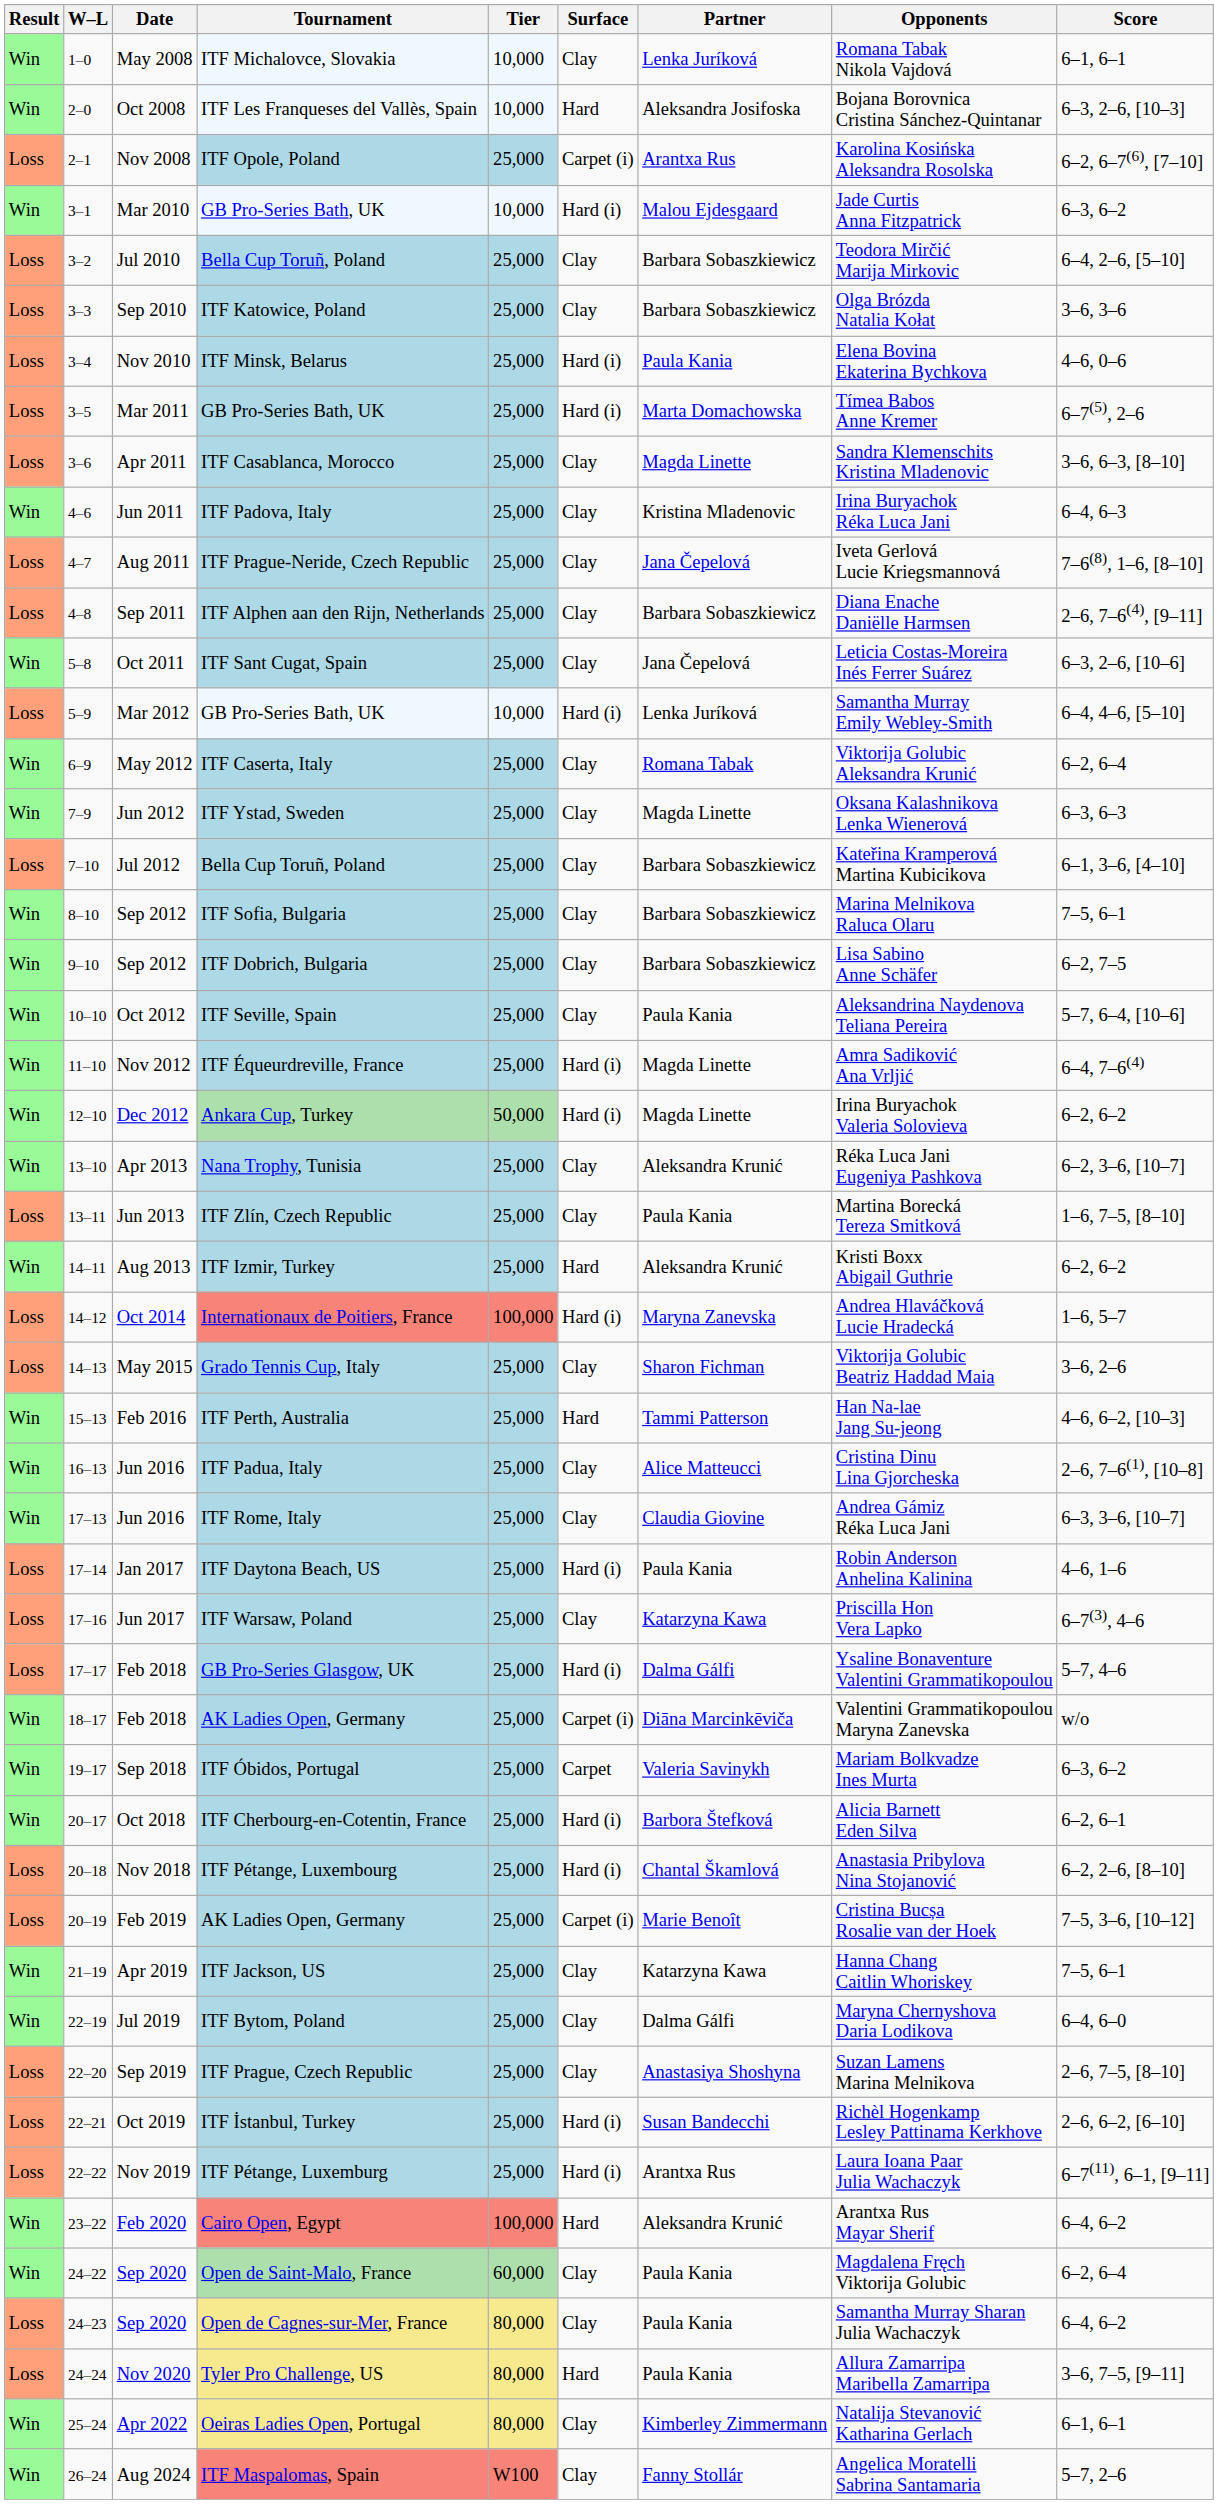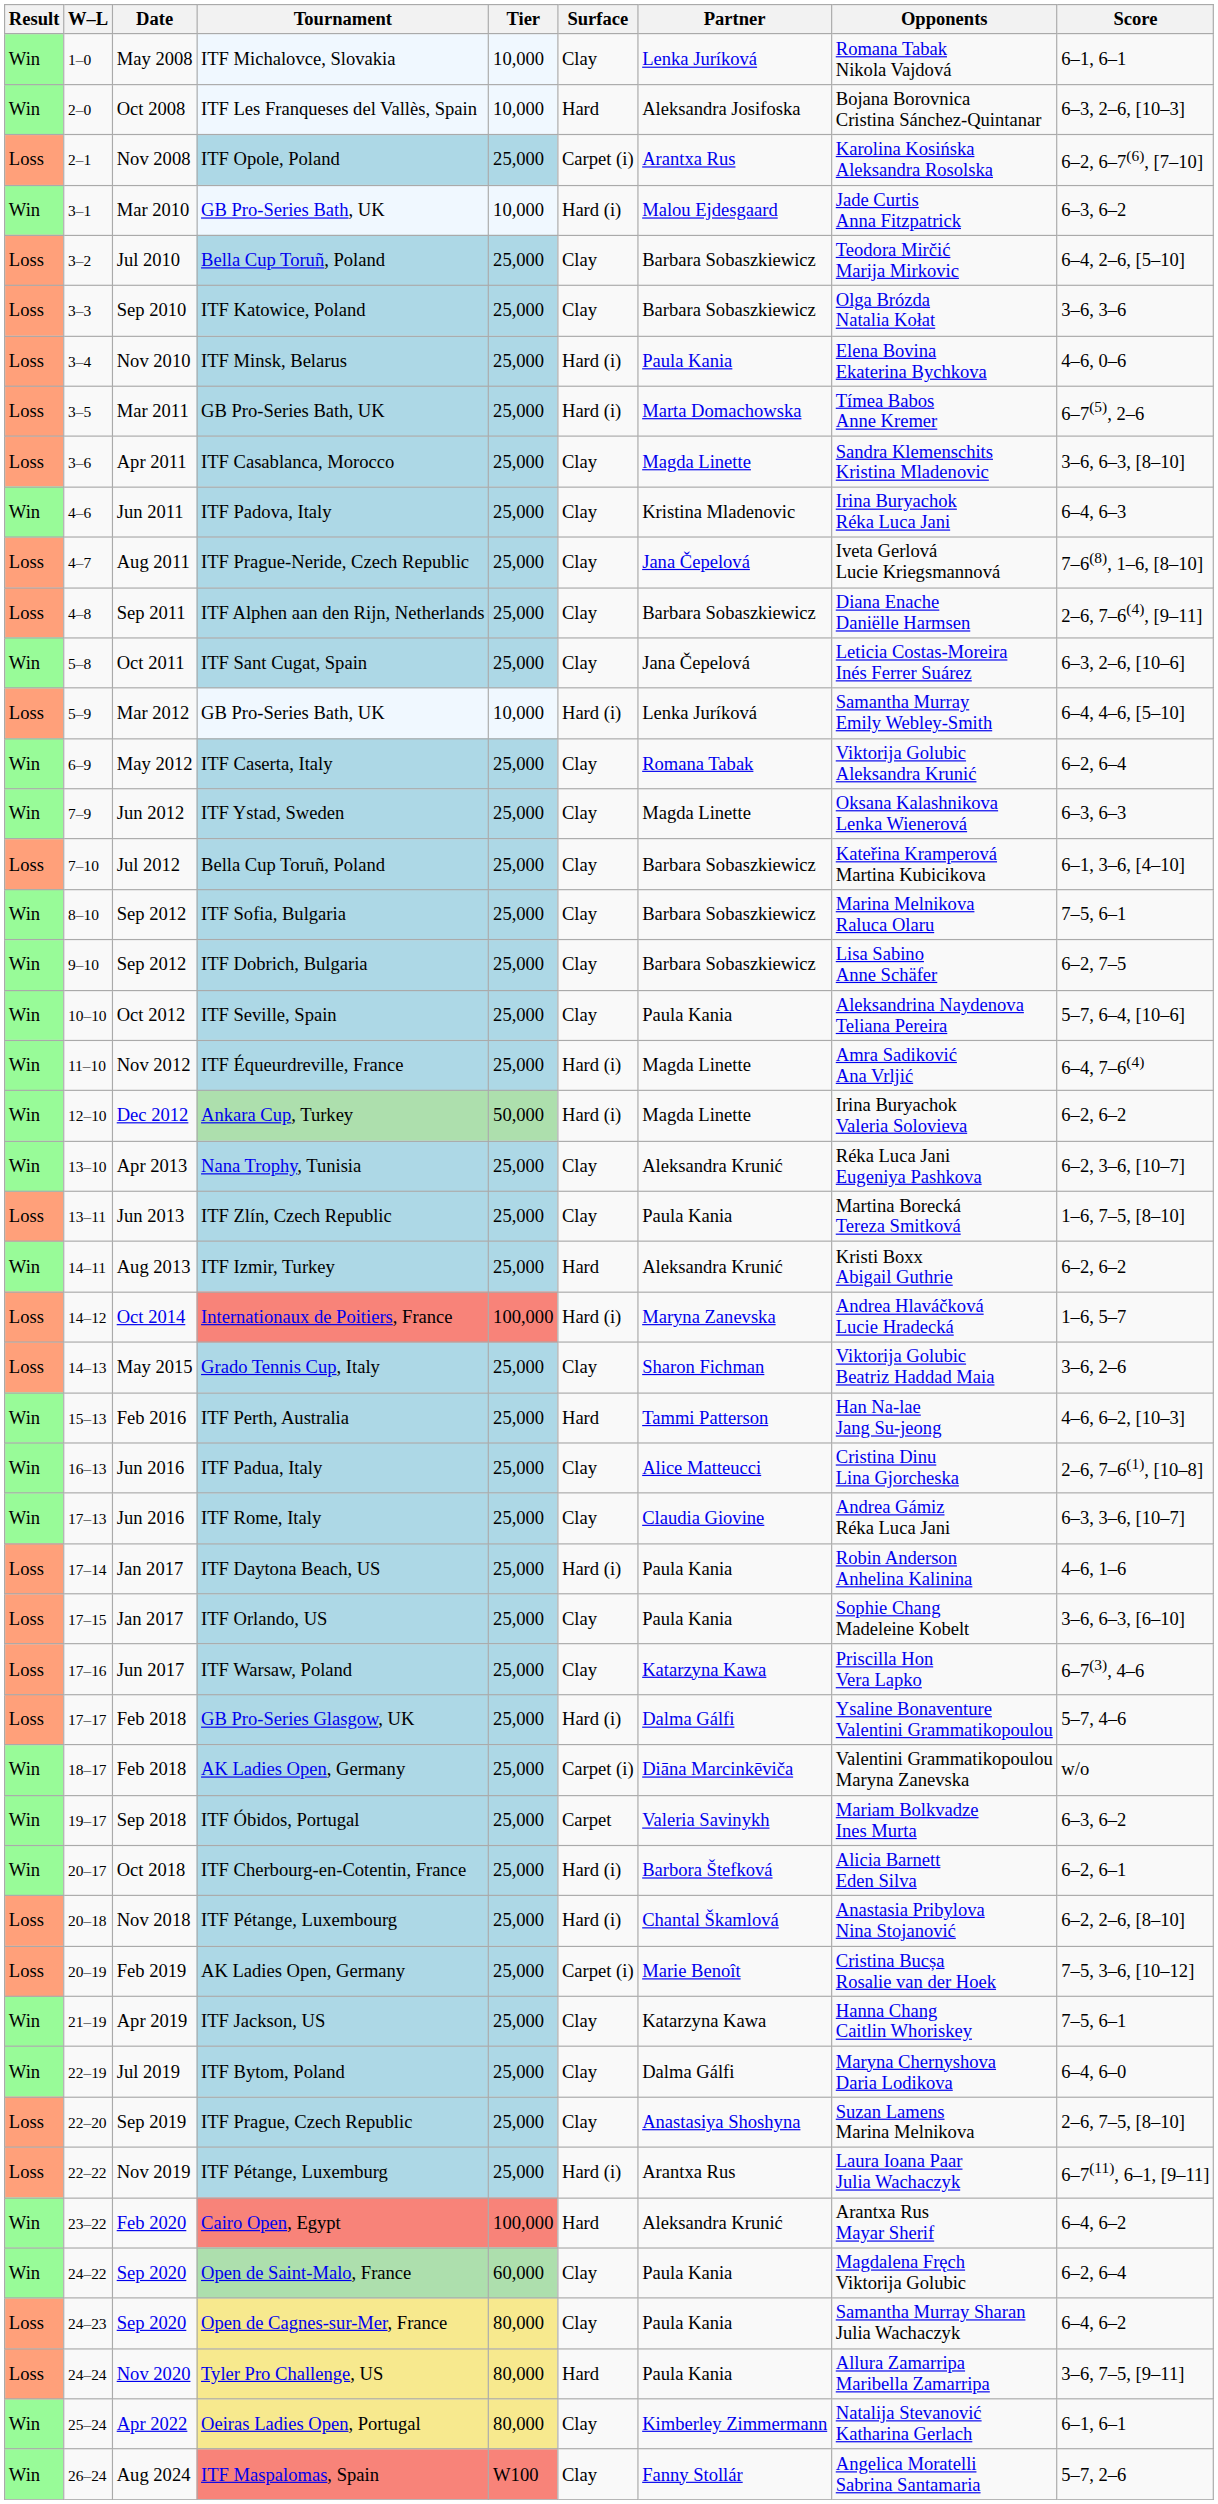+ row: (150, 1618)
- row: (151, 2122)
